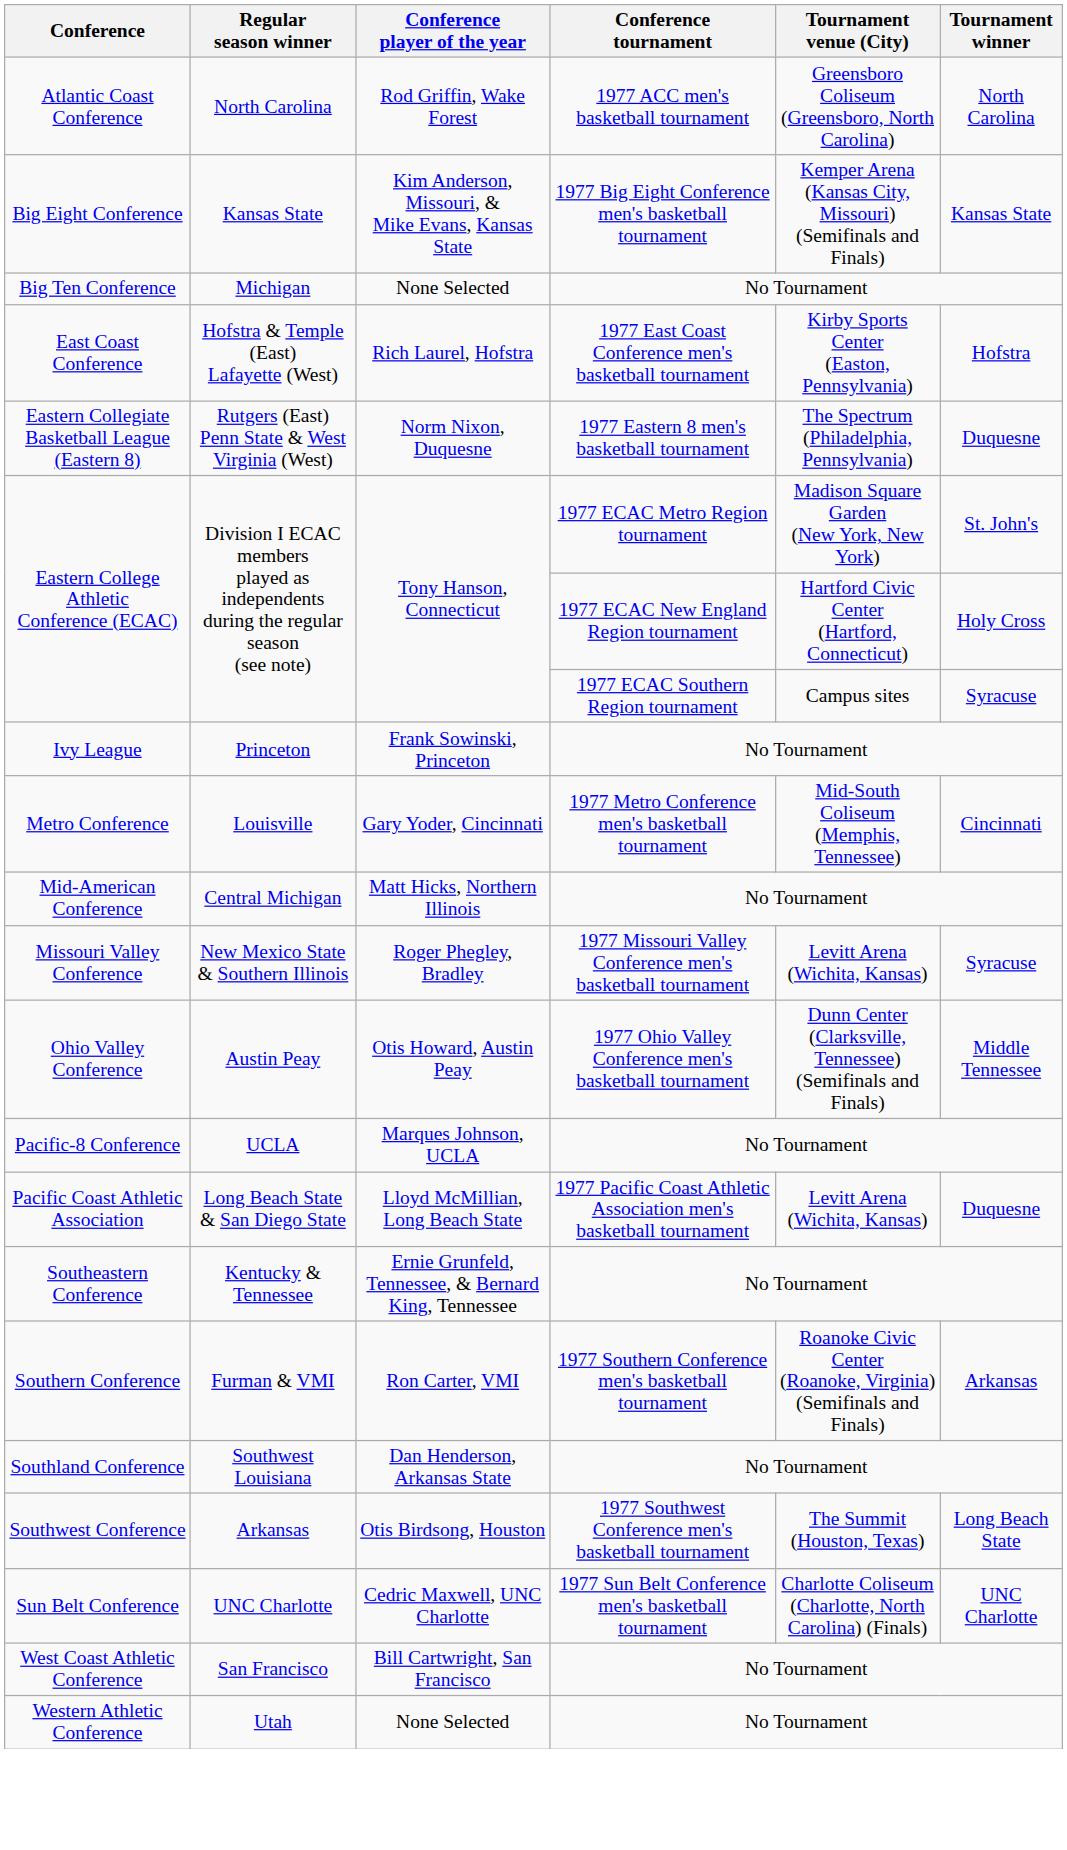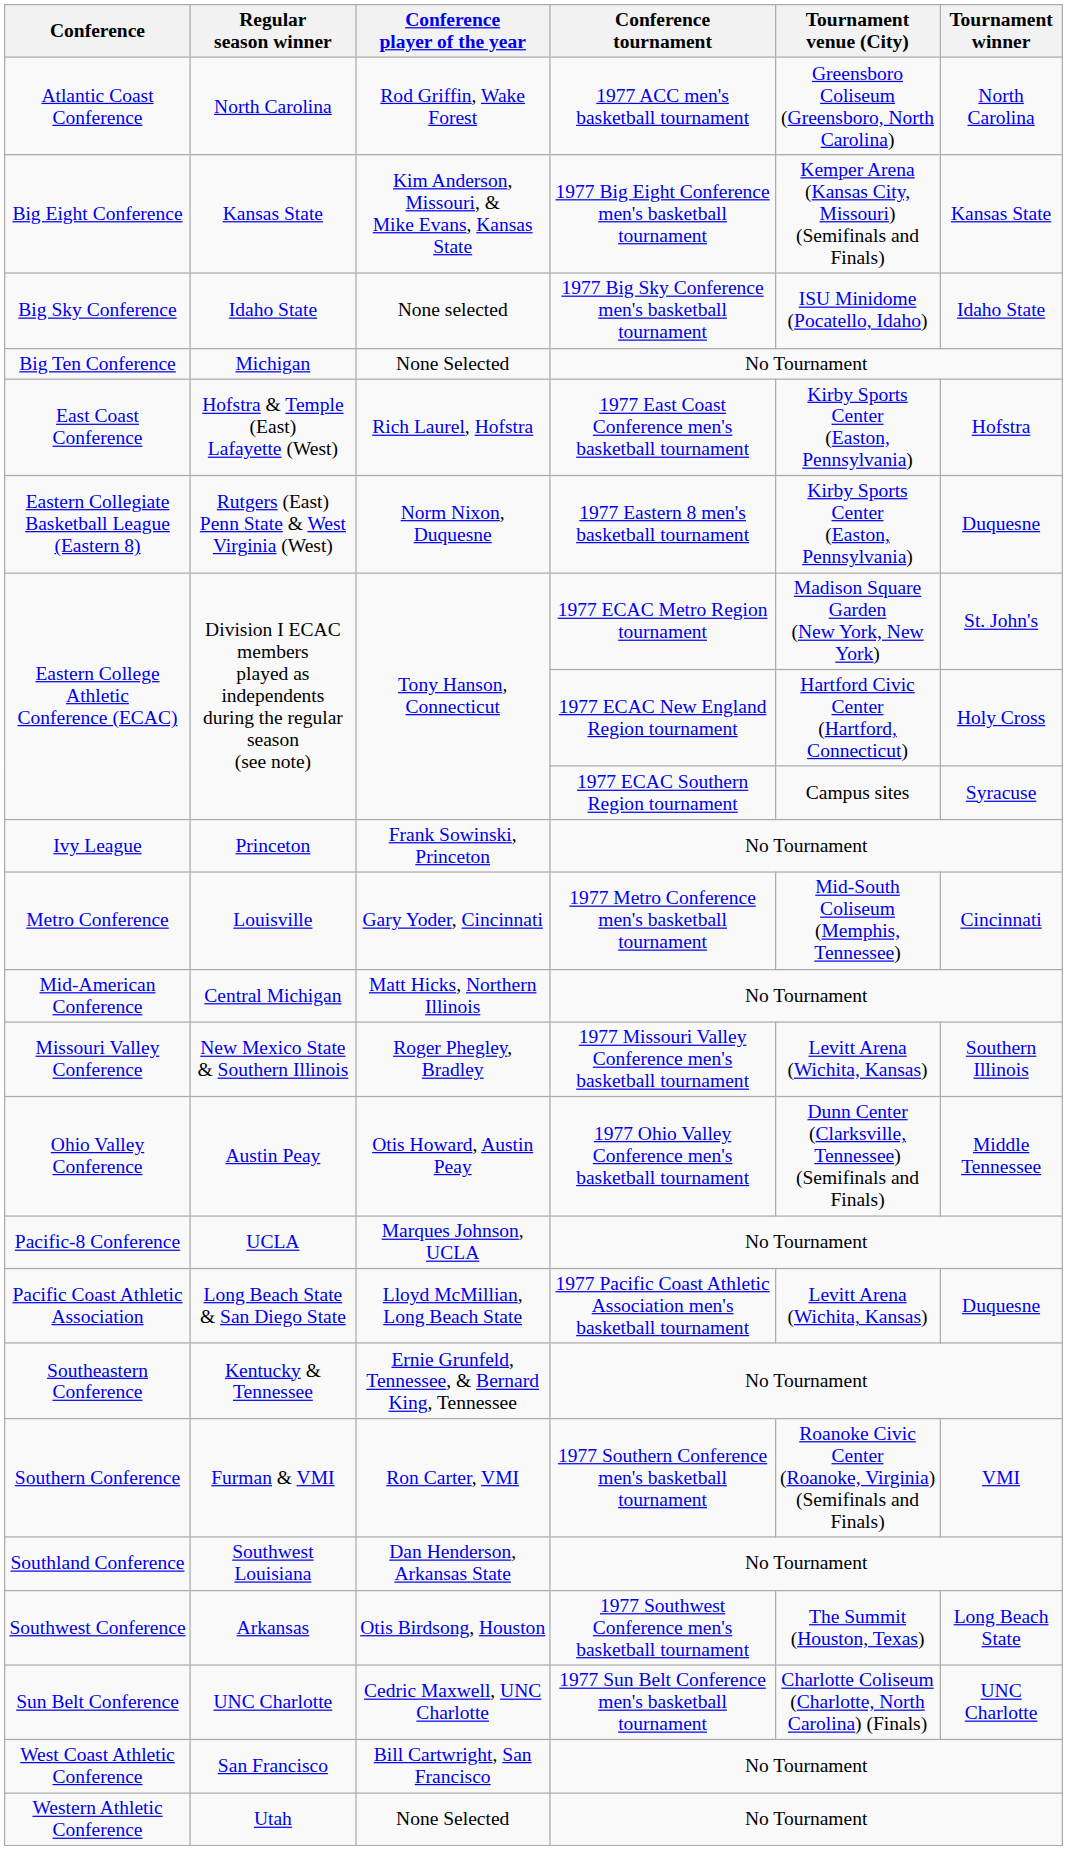+ row: (98, 310)
(858, 438) The Spectrum (Philadelphia, Pennsylvania) -> (858, 524) Kirby Sports Center (Easton, Pennsylvania)
(1001, 962) Syracuse -> (1001, 1059) Southern Illinois
(1001, 1380) Arkansas -> (1001, 1477) VMI
